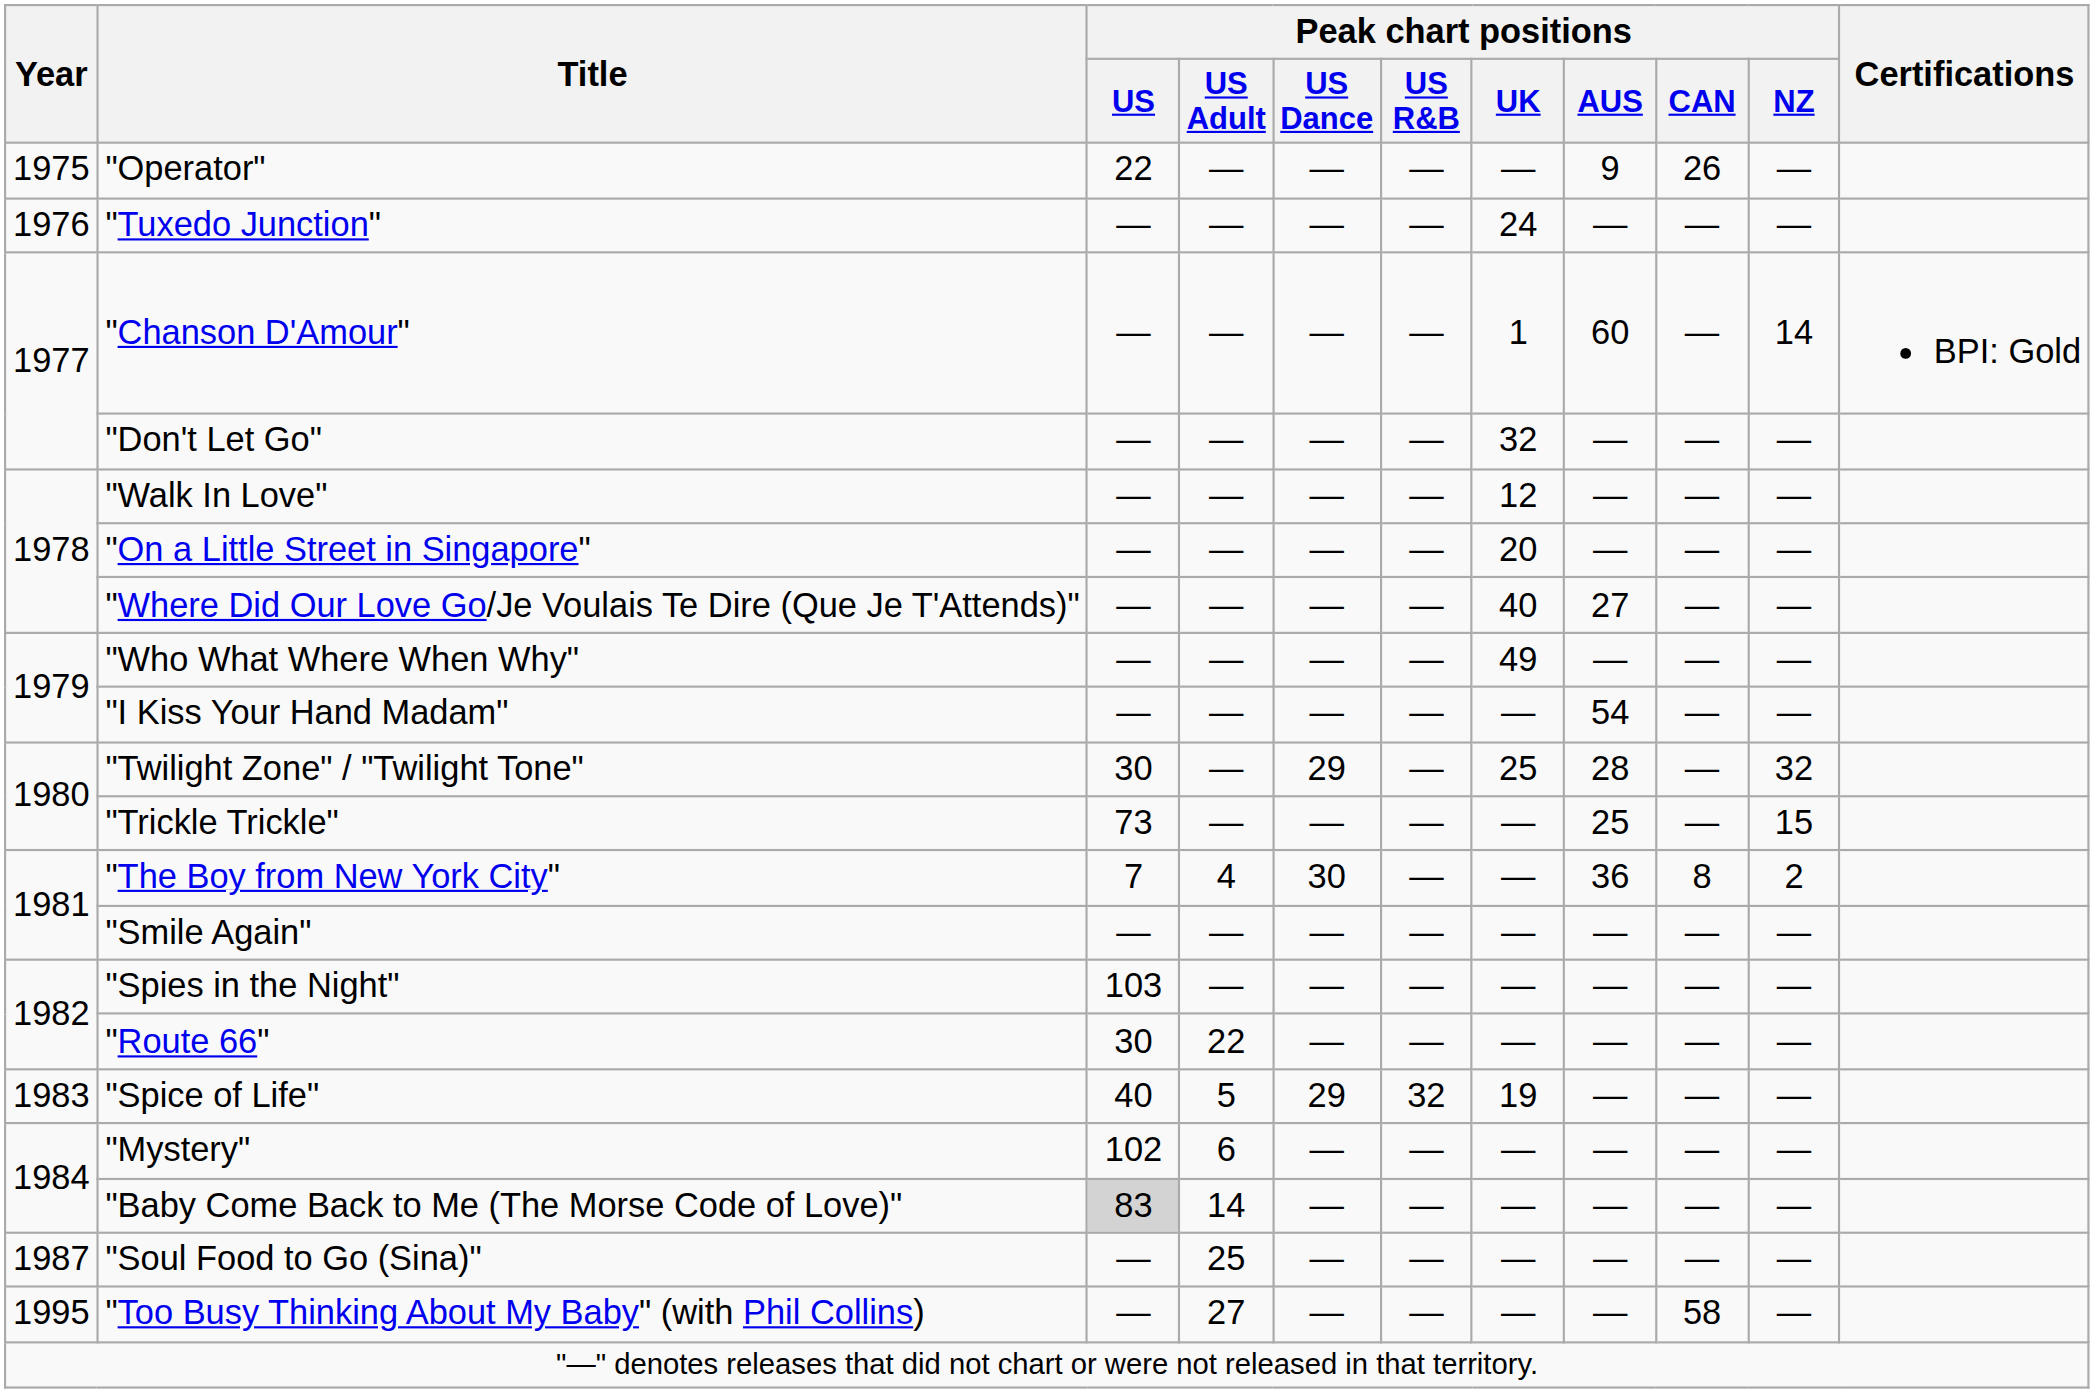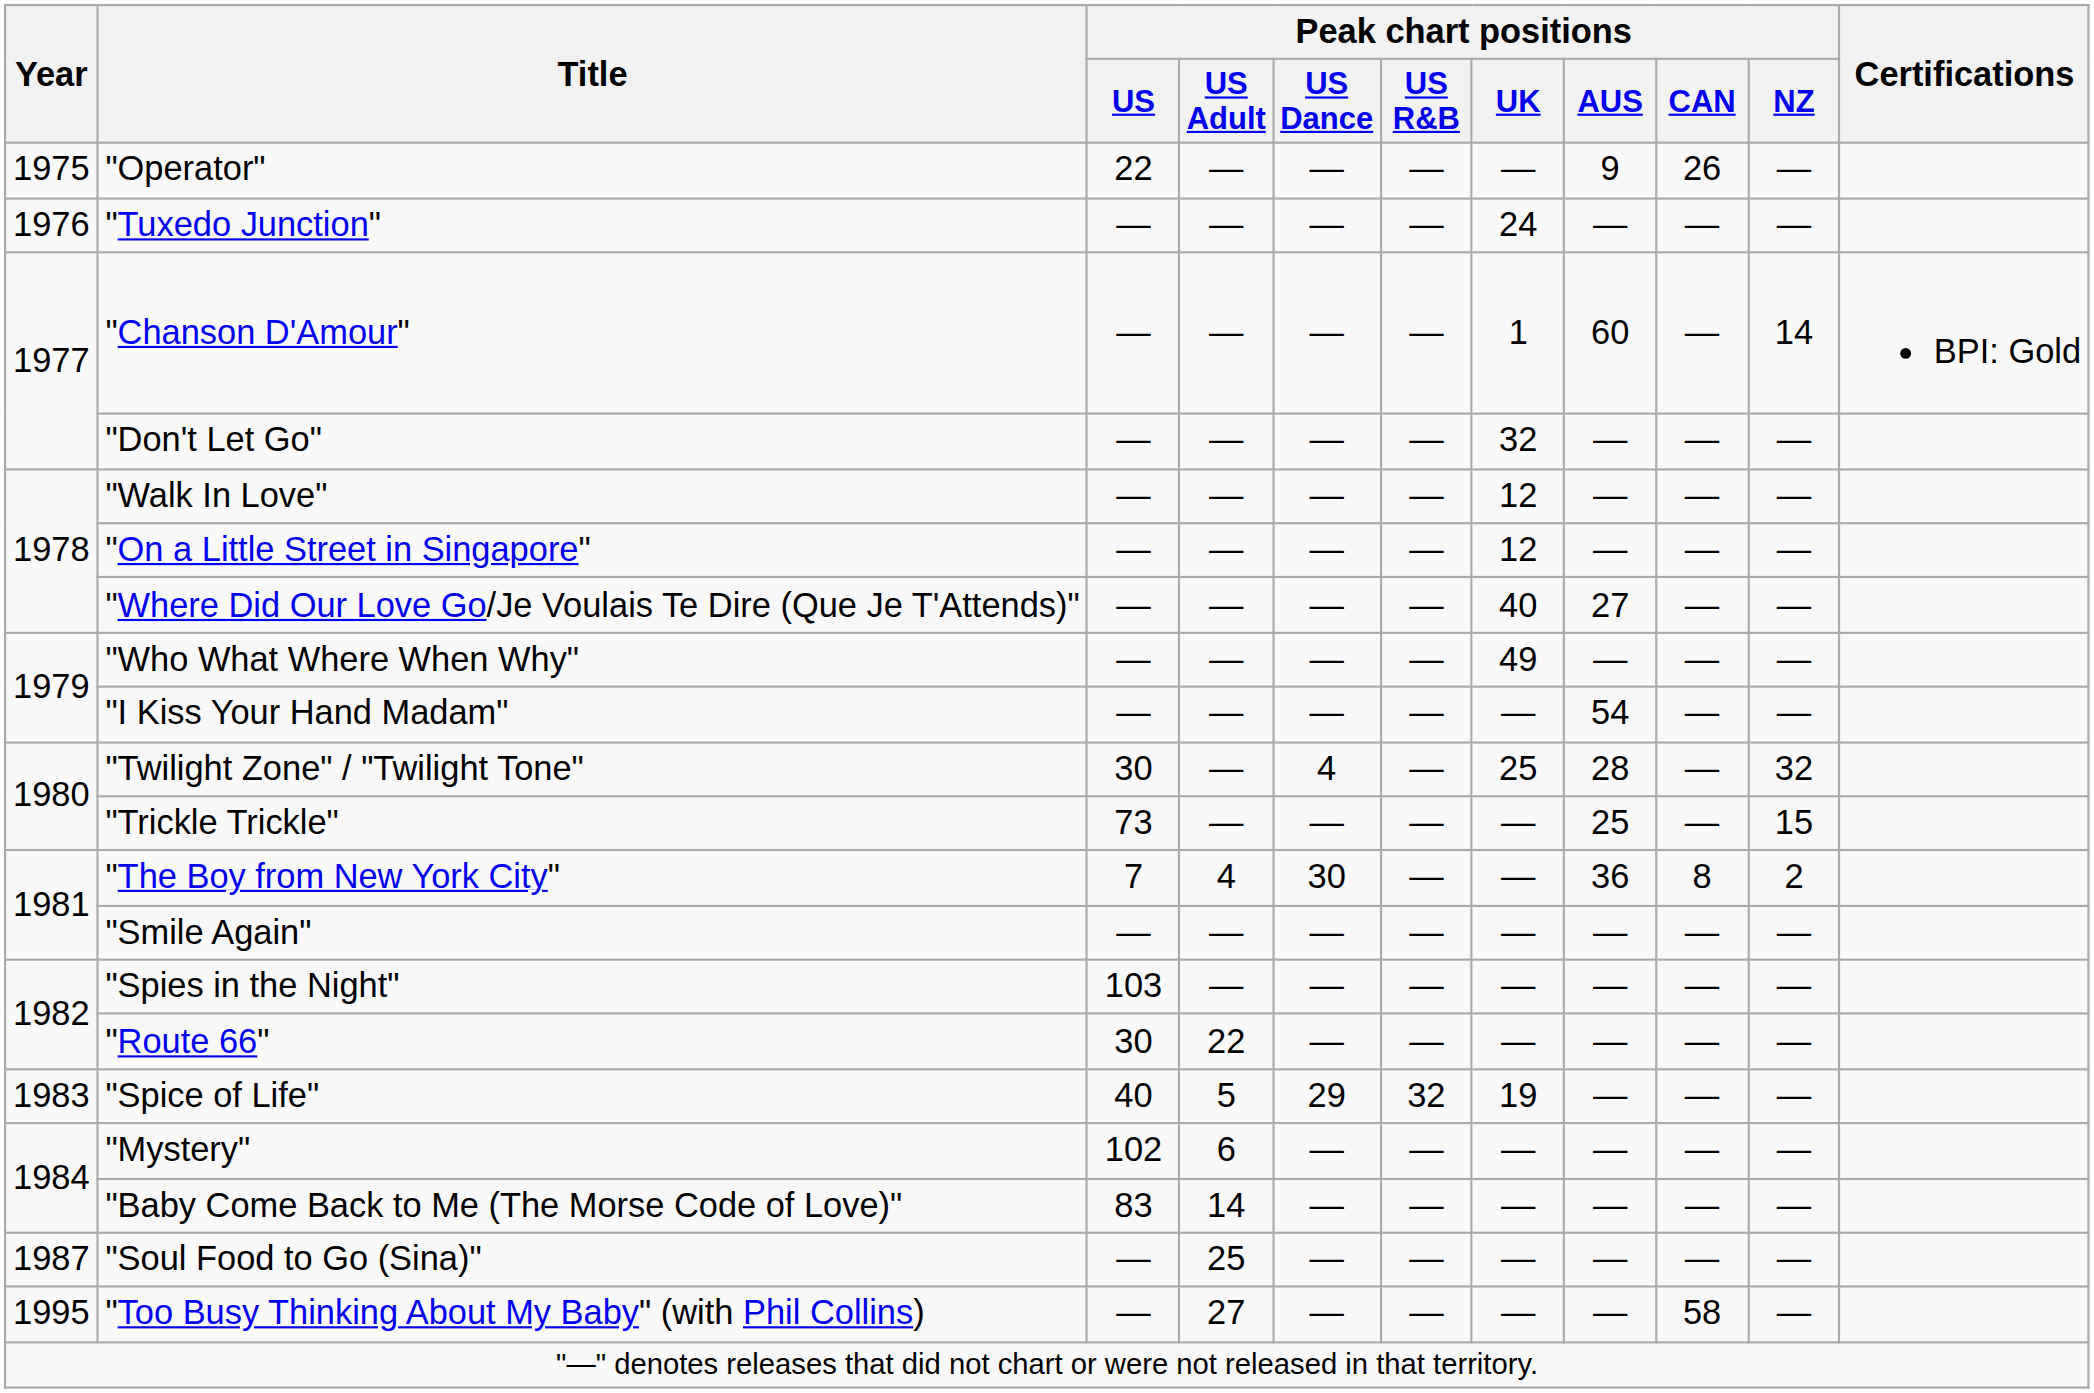(1518, 549) 20 -> (1518, 549) 12
(1327, 768) 29 -> (1327, 768) 4
(1134, 1204) lightgrey background -> (1134, 1204) no background
